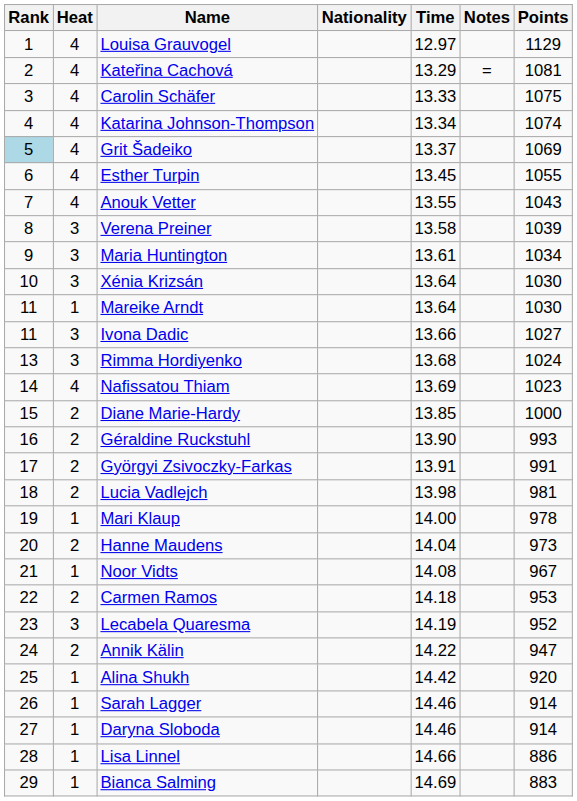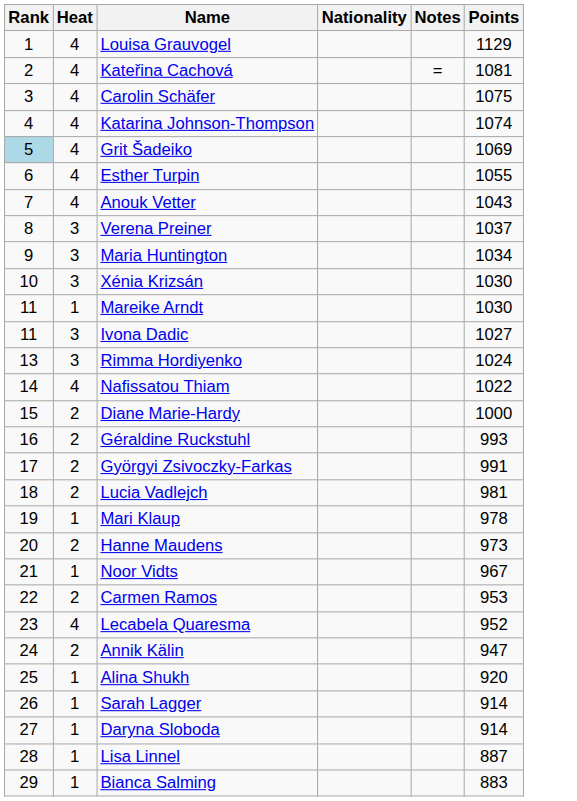- column: (435, 17)
(543, 228) 1039 -> (494, 228) 1037
(543, 387) 1023 -> (494, 387) 1022
(75, 624) 3 -> (75, 624) 4
(543, 756) 886 -> (494, 756) 887
